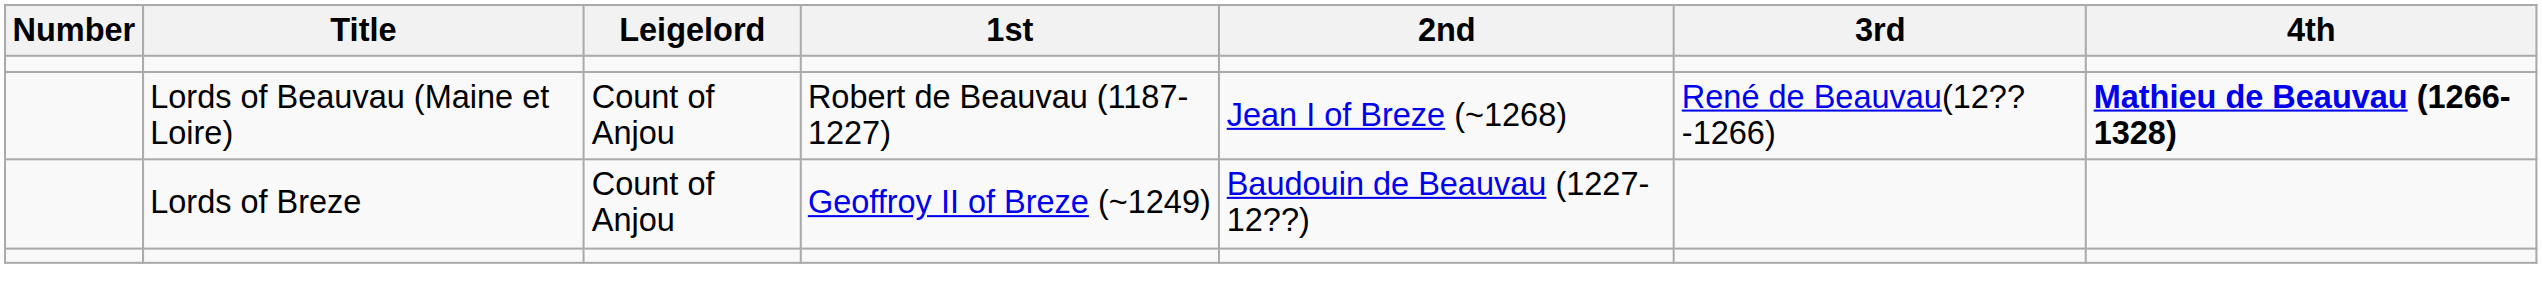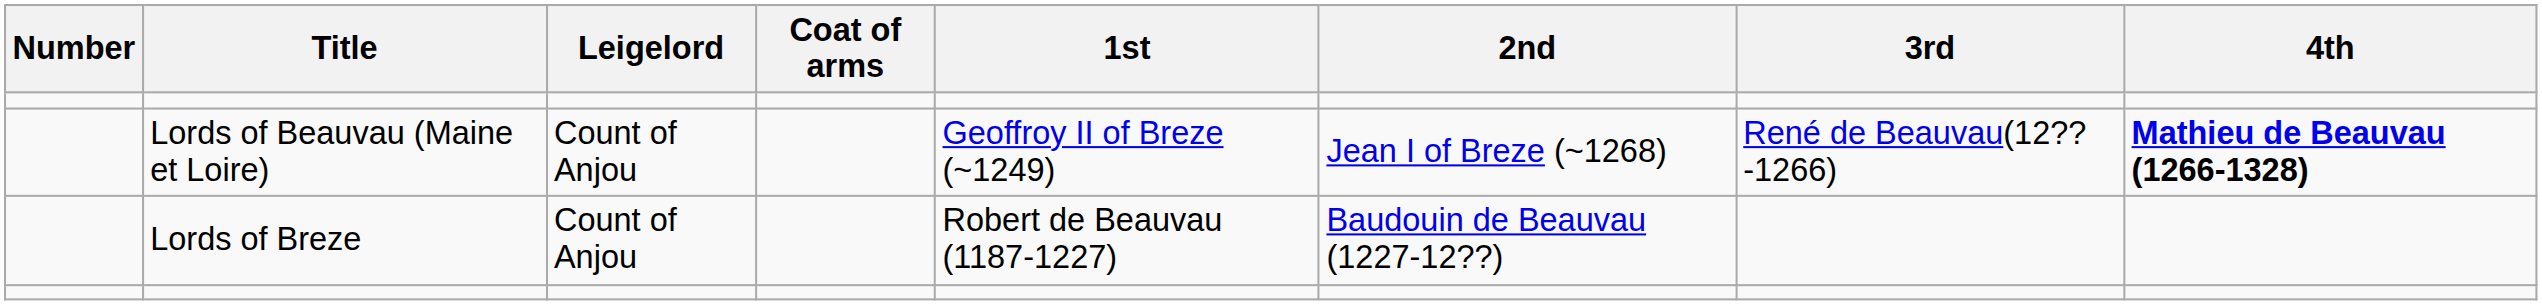+ column: (845, 48)
(998, 115) Robert de Beauvau (1187-1227) -> (1083, 151) Geoffroy II of Breze (~1249)
(1009, 203) Geoffroy II of Breze (~1249) -> (1082, 239) Robert de Beauvau (1187-1227)
